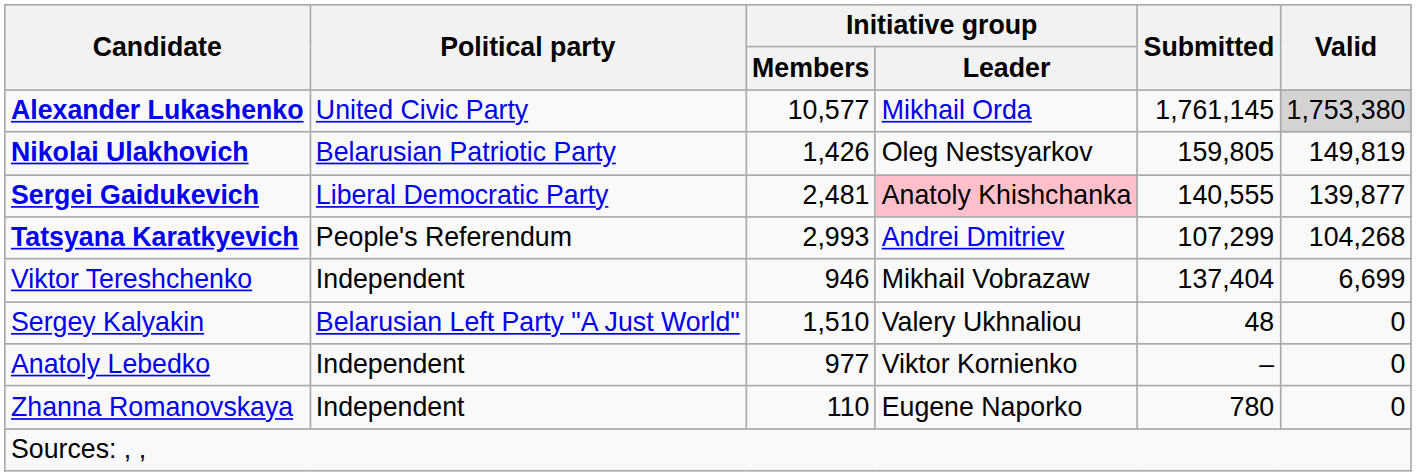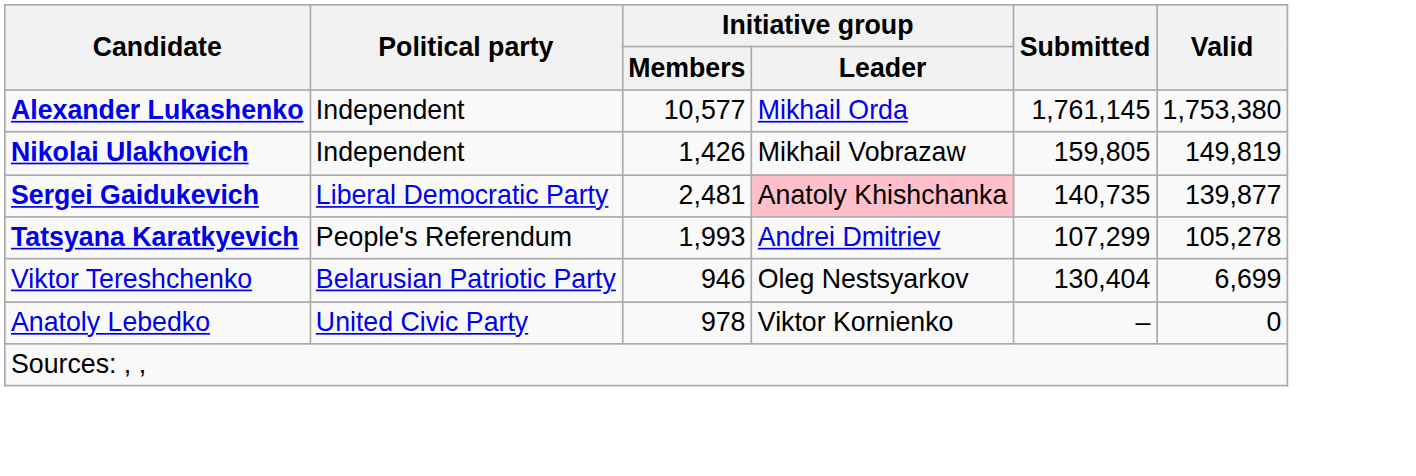(422, 110) United Civic Party -> (390, 110) Independent
(1346, 110) lightgrey background -> (1222, 110) no background
(466, 152) Belarusian Patriotic Party -> (390, 152) Independent
(987, 152) Oleg Nestsyarkov -> (862, 152) Mikhail Vobrazaw
(1226, 195) 140,555 -> (1102, 195) 140,735
(836, 237) 2,993 -> (712, 237) 1,993
(1357, 237) 104,268 -> (1233, 237) 105,278
(390, 279) Independent -> (466, 279) Belarusian Patriotic Party
(986, 279) Mikhail Vobrazaw -> (863, 279) Oleg Nestsyarkov
(1226, 279) 137,404 -> (1102, 279) 130,404
- row: (108, 322)
(390, 364) Independent -> (422, 322) United Civic Party
(847, 364) 977 -> (723, 322) 978
- row: (152, 407)
